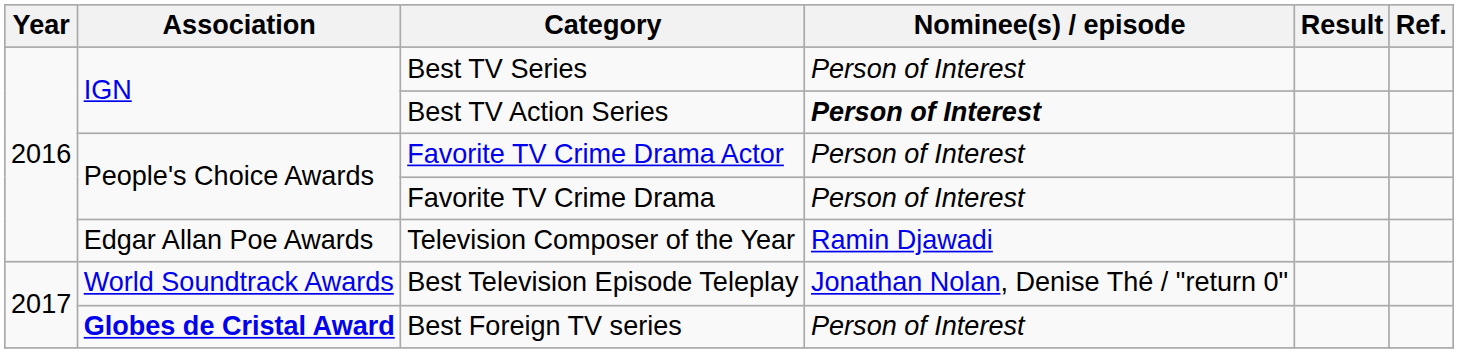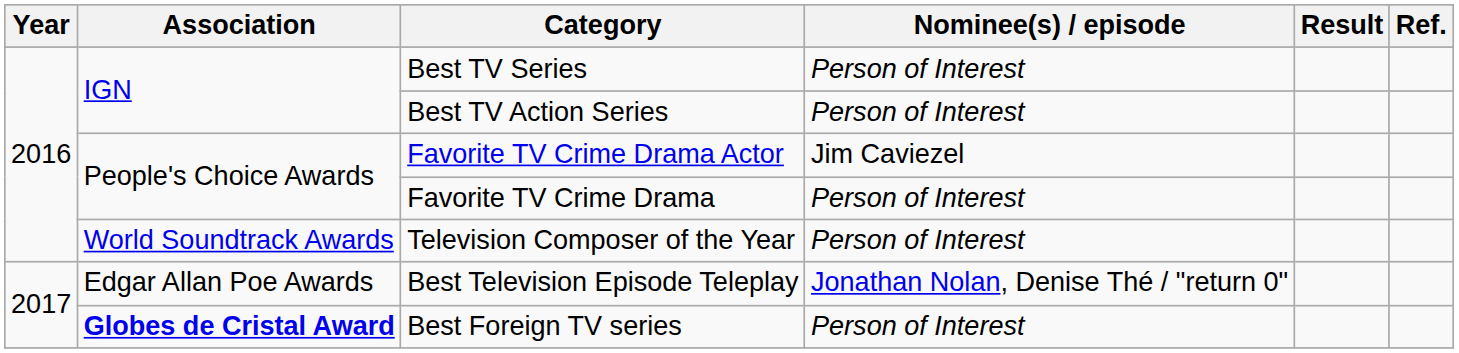(926, 111) bold -> (918, 111) normal
(918, 154) Person of Interest -> (888, 154) Jim Caviezel
(229, 240) Edgar Allan Poe Awards -> (239, 240) World Soundtrack Awards
(902, 240) Ramin Djawadi -> (918, 240) Person of Interest
(239, 283) World Soundtrack Awards -> (229, 283) Edgar Allan Poe Awards
